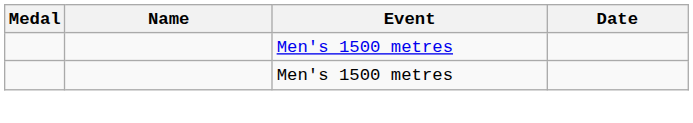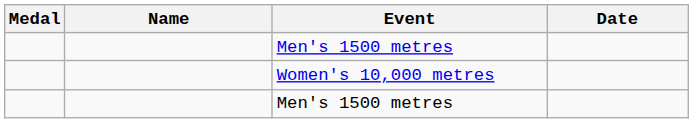+ row: (35, 75)
